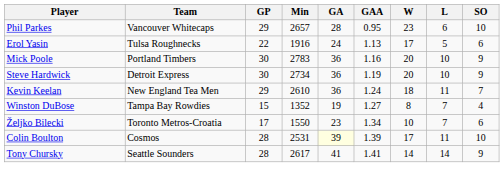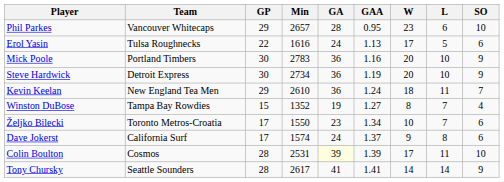(300, 43) 1916 -> (300, 43) 1616
+ row: (32, 138)
